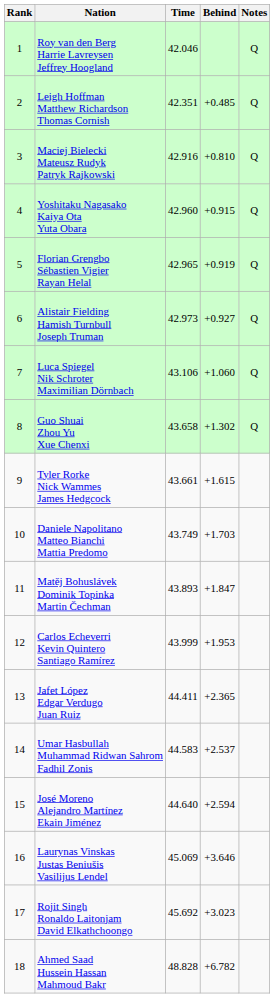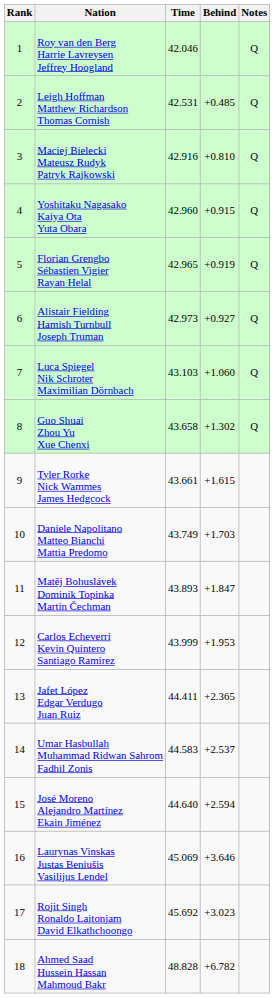(183, 102) 42.351 -> (183, 102) 42.531
(183, 372) 43.106 -> (183, 372) 43.103
